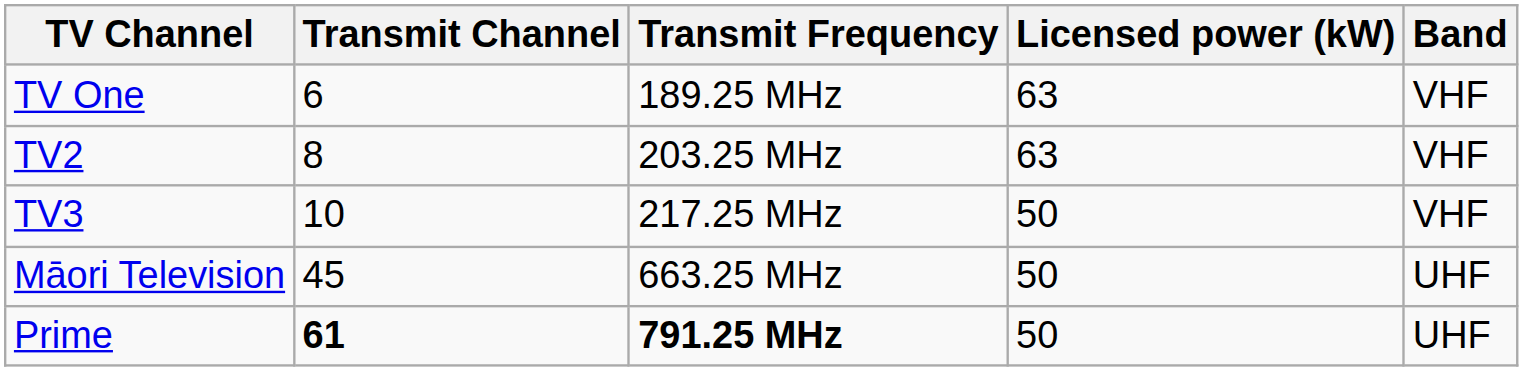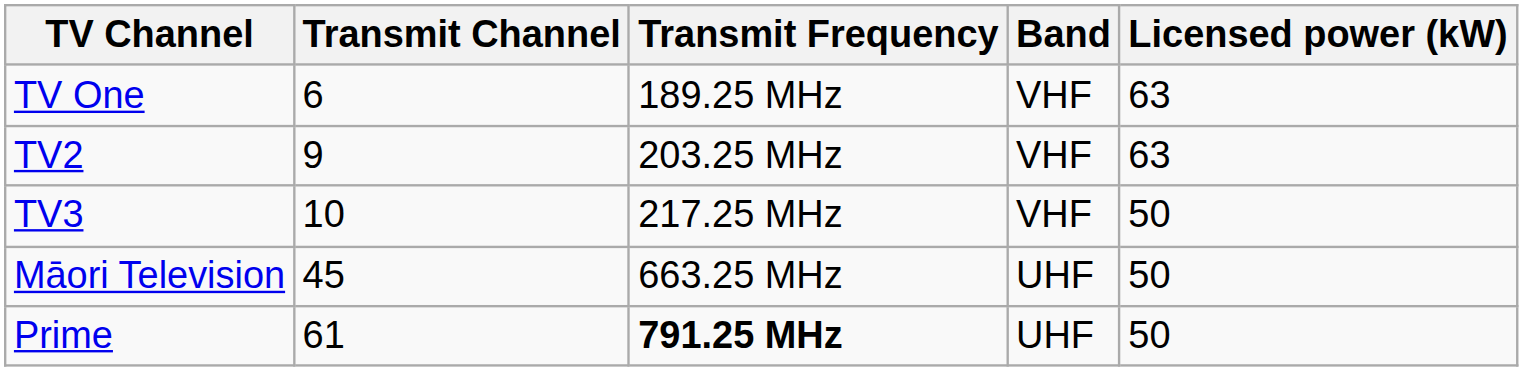columns swapped: (1460, 34) <-> (1206, 34)
(313, 154) 8 -> (313, 154) 9
(324, 335) bold -> (324, 335) normal
